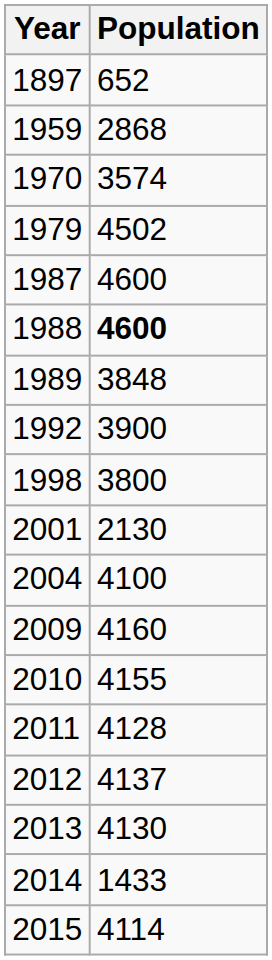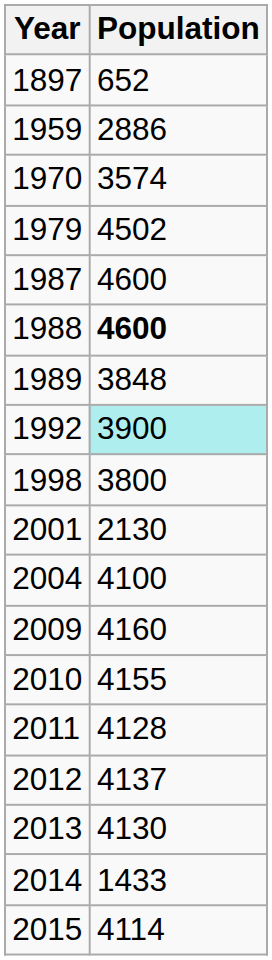(132, 129) 2868 -> (132, 129) 2886
(132, 429) no background -> (132, 429) paleturquoise background
